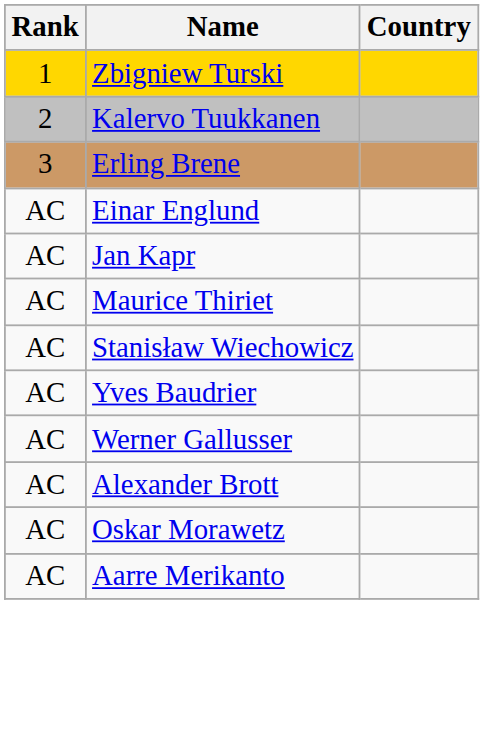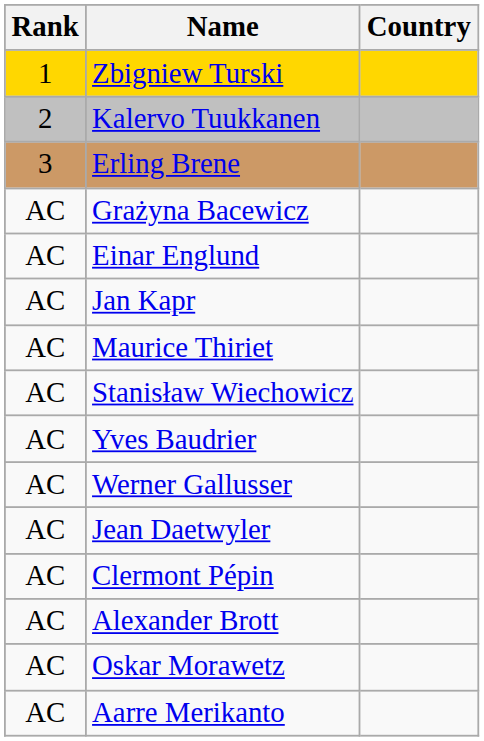+ row: (200, 210)
+ row: (181, 529)
+ row: (183, 575)
